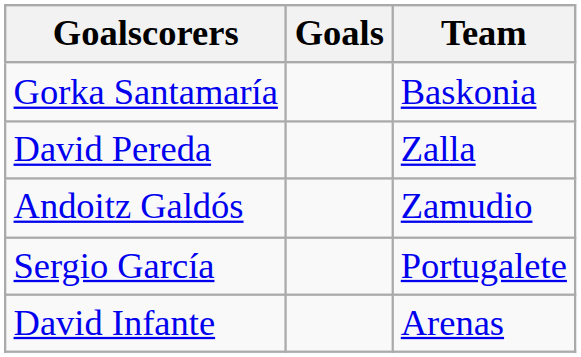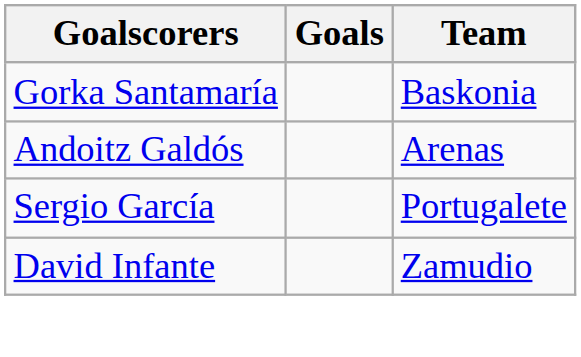- row: (112, 149)
(467, 206) Zamudio -> (452, 149) Arenas
(452, 322) Arenas -> (467, 264) Zamudio
